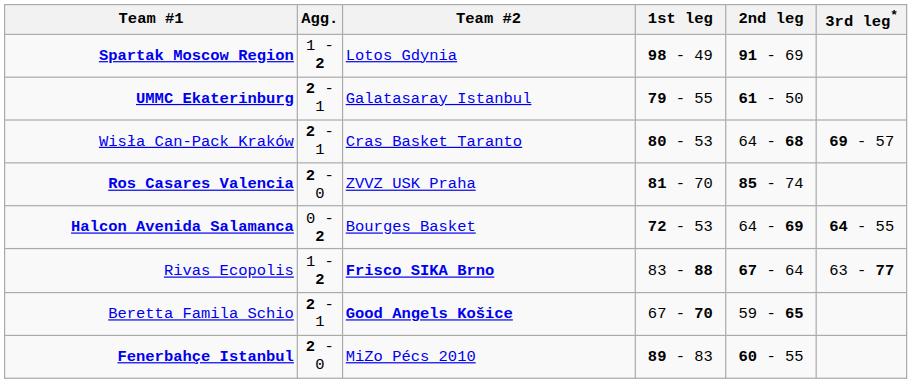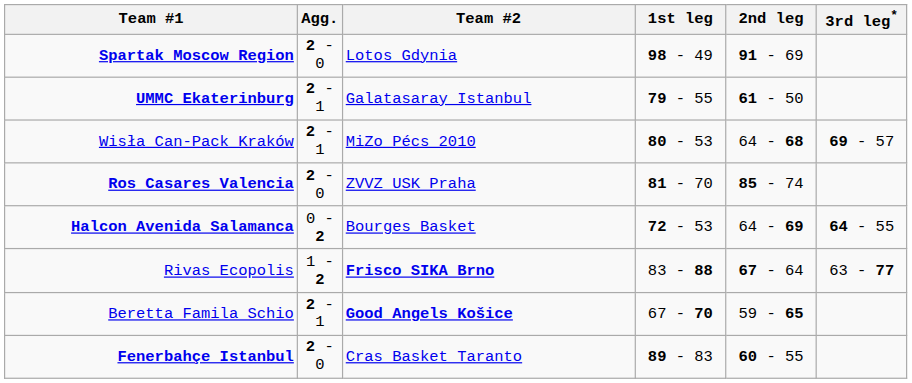(320, 55) 1 - 2 -> (320, 55) 2 - 0
(434, 141) Cras Basket Taranto -> (411, 141) MiZo Pécs 2010
(411, 357) MiZo Pécs 2010 -> (434, 357) Cras Basket Taranto
